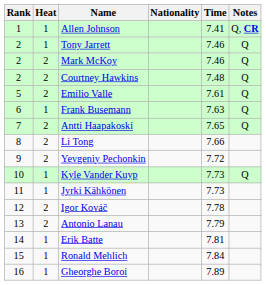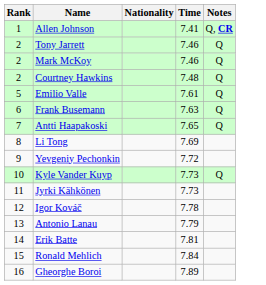- column: (46, 12)
(215, 142) 7.66 -> (190, 142) 7.69
